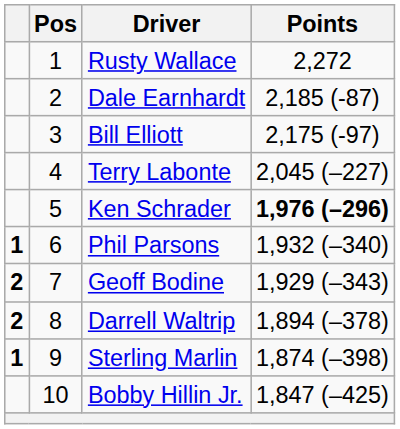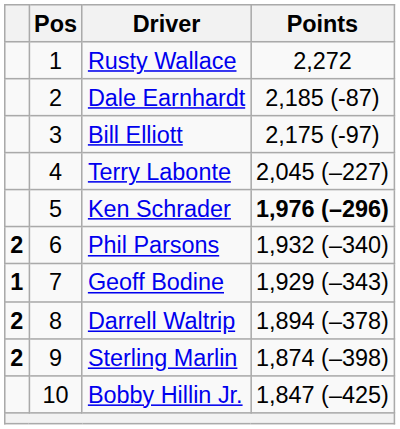(17, 246) 1 -> (17, 246) 2
(17, 283) 2 -> (17, 283) 1
(17, 357) 1 -> (17, 357) 2
